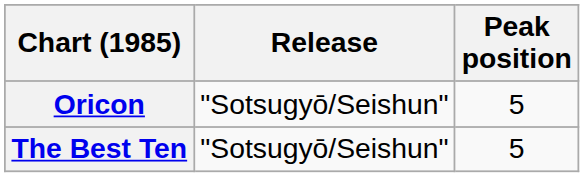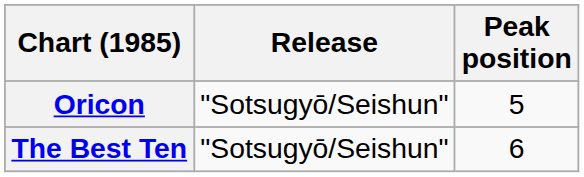(517, 148) 5 -> (517, 148) 6
